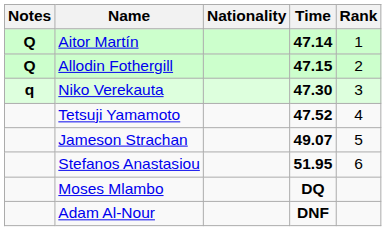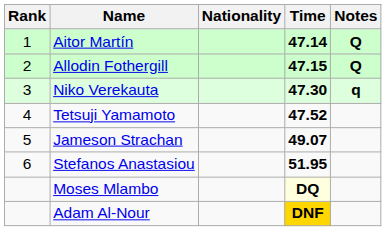columns swapped: (358, 16) <-> (30, 16)
(313, 189) no background -> (308, 189) lightyellow background
(313, 213) no background -> (308, 213) gold background
